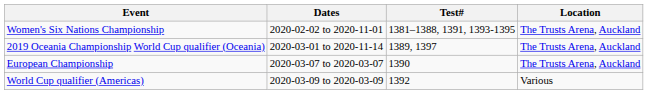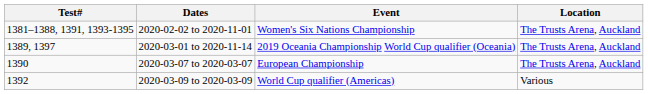columns swapped: (452, 13) <-> (136, 13)
